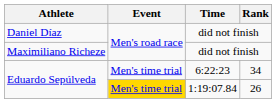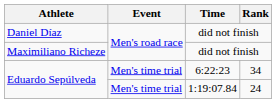(146, 89) gold background -> (146, 89) no background
(256, 89) 26 -> (256, 89) 24
